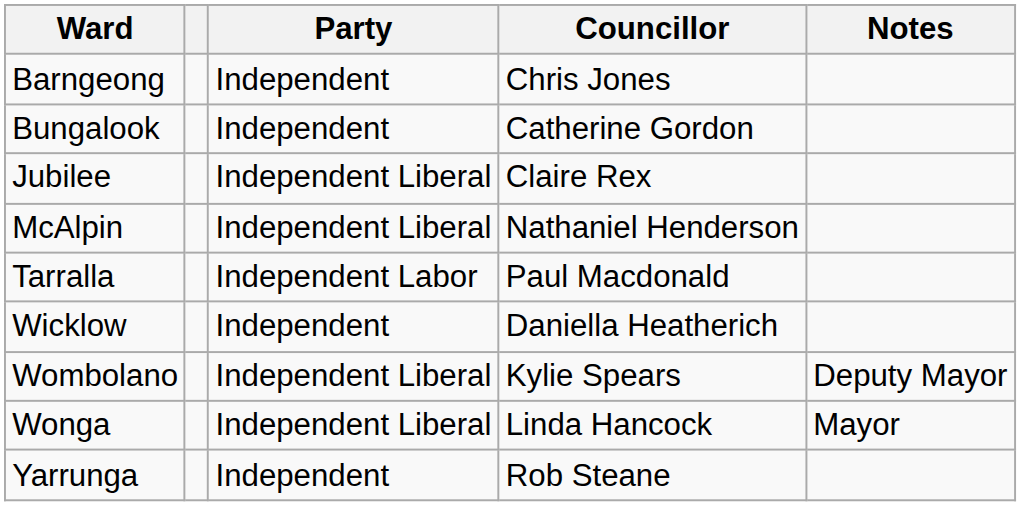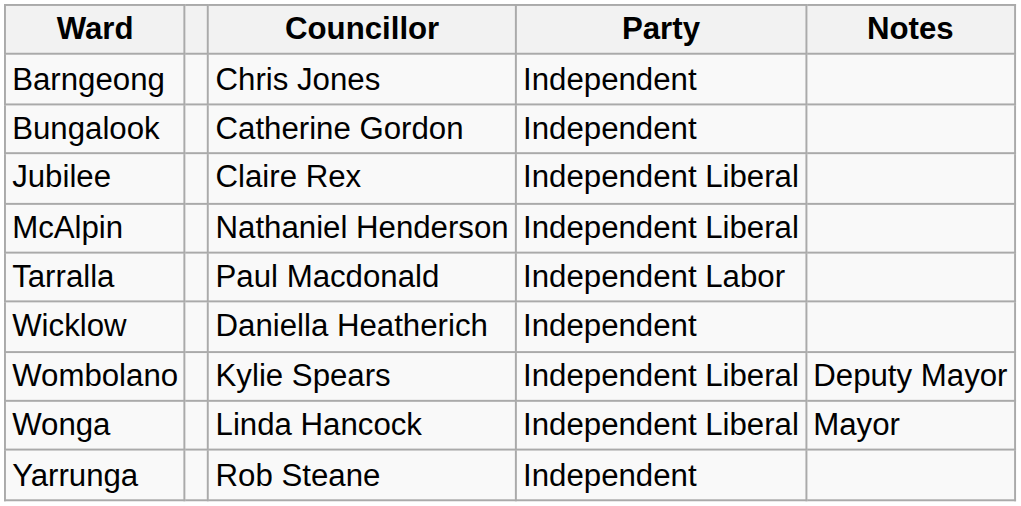columns swapped: (353, 29) <-> (652, 29)
